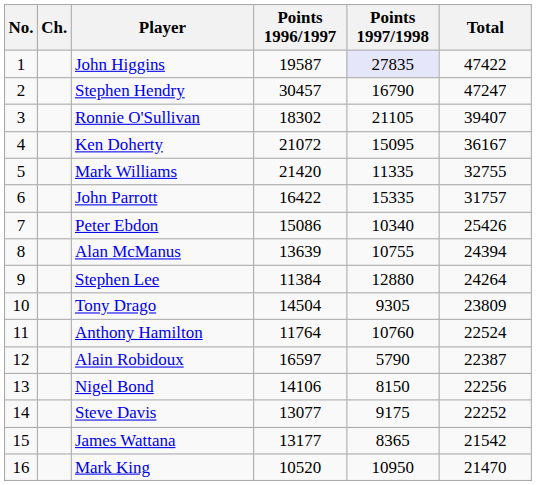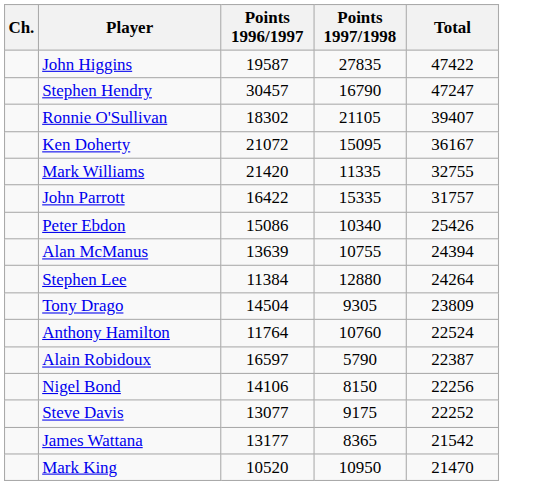- column: (21, 27)
(393, 63) lavender background -> (360, 63) no background
